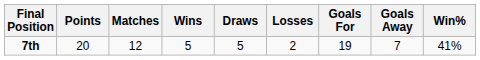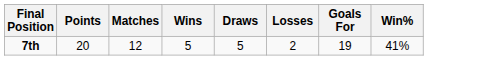- column: (397, 21)
